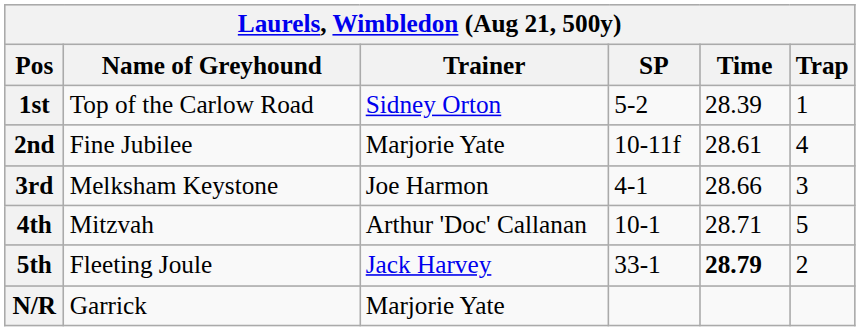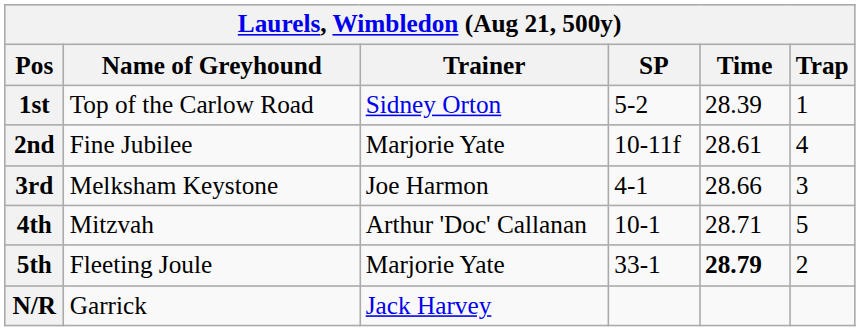(429, 265) Jack Harvey -> (435, 265) Marjorie Yate
(435, 305) Marjorie Yate -> (429, 305) Jack Harvey
